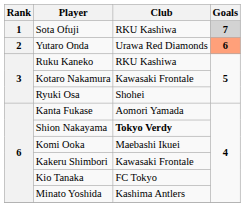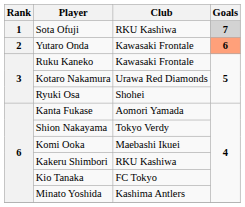(162, 45) Urawa Red Diamonds -> (155, 45) Kawasaki Frontale
(146, 62) RKU Kashiwa -> (155, 62) Kawasaki Frontale
(155, 78) Kawasaki Frontale -> (162, 78) Urawa Red Diamonds
(144, 128) bold -> (142, 128) normal
(155, 161) Kawasaki Frontale -> (146, 161) RKU Kashiwa
